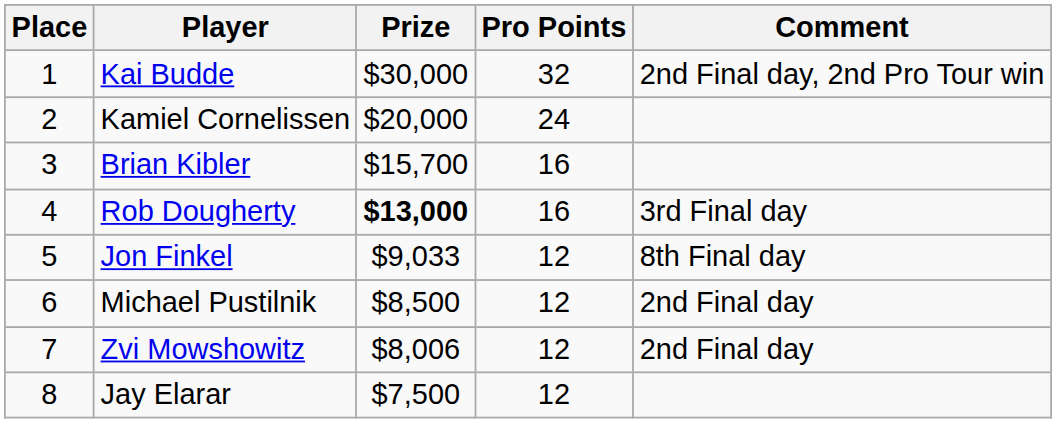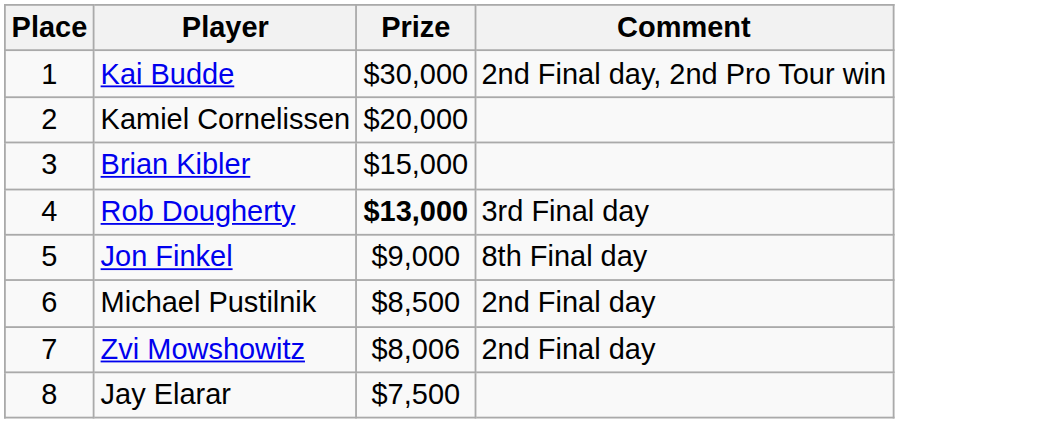- column: (554, 27)
(416, 165) $15,700 -> (416, 165) $15,000
(416, 257) $9,033 -> (416, 257) $9,000
